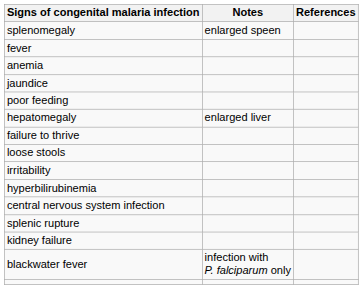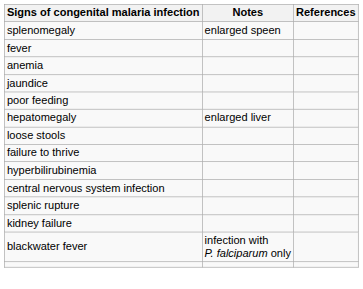rows swapped: (43, 135) <-> (36, 153)
- row: (29, 170)
